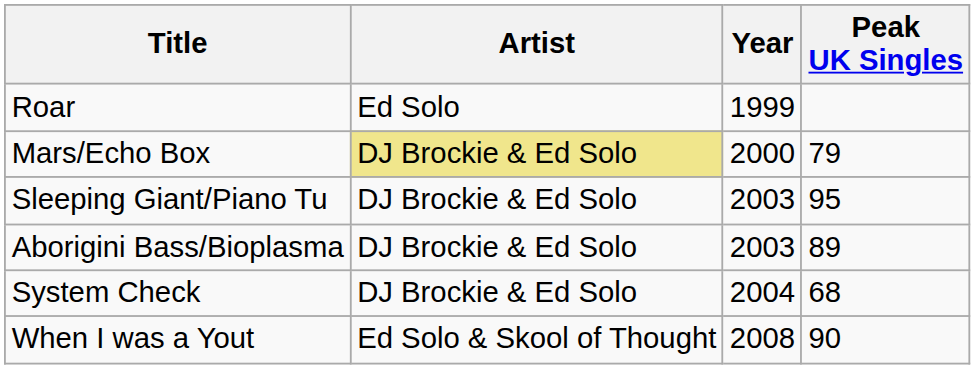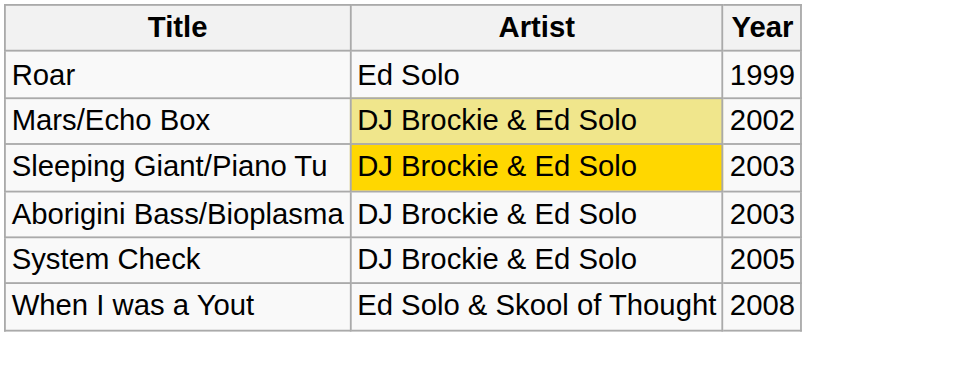- column: (886, 44)
(762, 153) 2000 -> (762, 120) 2002
(497, 199) no background -> (497, 167) gold background
(762, 292) 2004 -> (762, 259) 2005
